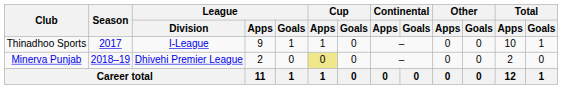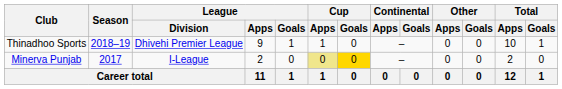(110, 44) 2017 -> (110, 44) 2018–19
(189, 44) I-League -> (189, 44) Dhivehi Premier League
(110, 60) 2018–19 -> (110, 60) 2017
(189, 60) Dhivehi Premier League -> (189, 60) I-League
(354, 60) no background -> (354, 60) gold background
